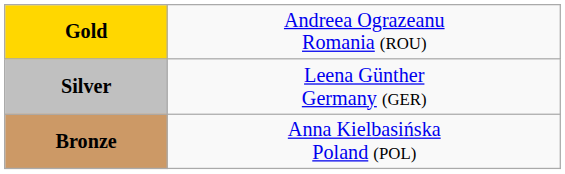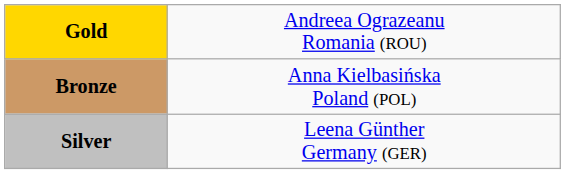rows swapped: (86, 86) <-> (86, 141)
